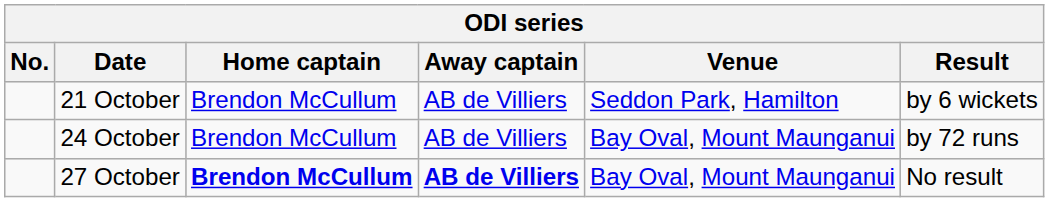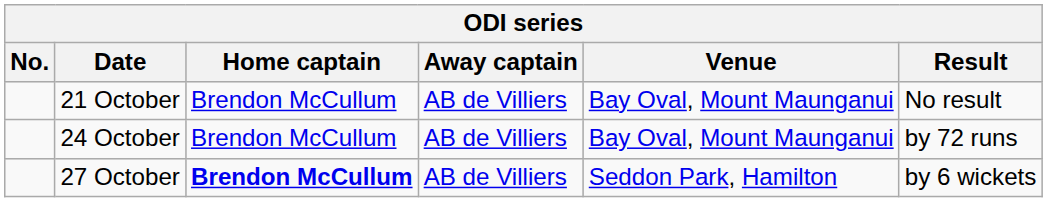(714, 100) Seddon Park, Hamilton -> (741, 100) Bay Oval, Mount Maunganui
(972, 100) by 6 wickets -> (953, 100) No result
(501, 176) bold -> (495, 176) normal
(743, 176) Bay Oval, Mount Maunganui -> (713, 176) Seddon Park, Hamilton
(954, 176) No result -> (971, 176) by 6 wickets
